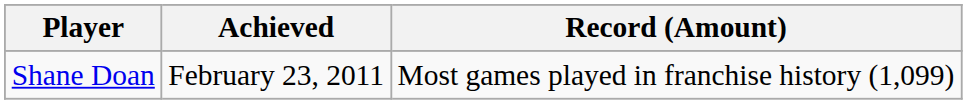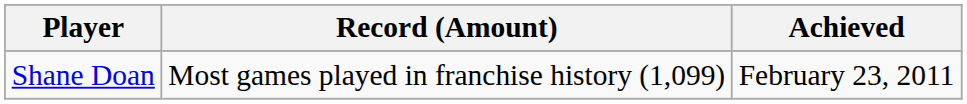columns swapped: (676, 27) <-> (276, 27)
